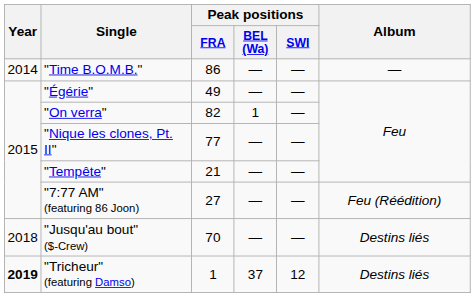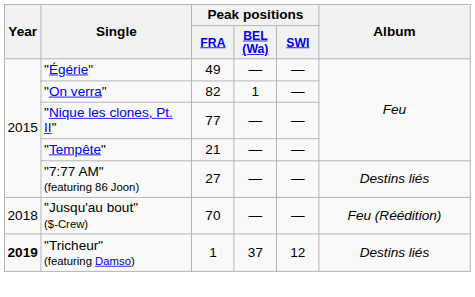- row: (93, 69)
(394, 200) Feu (Réédition) -> (394, 179) Destins liés
(394, 237) Destins liés -> (394, 215) Feu (Réédition)
